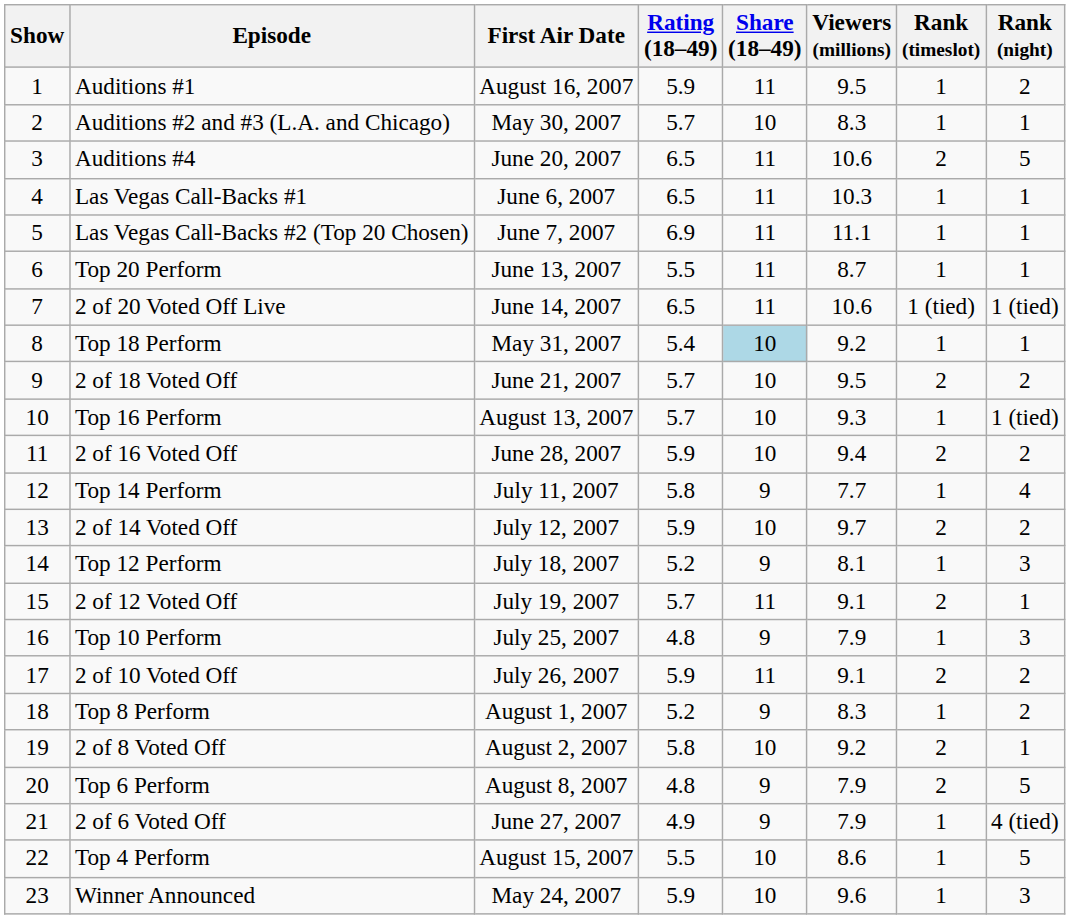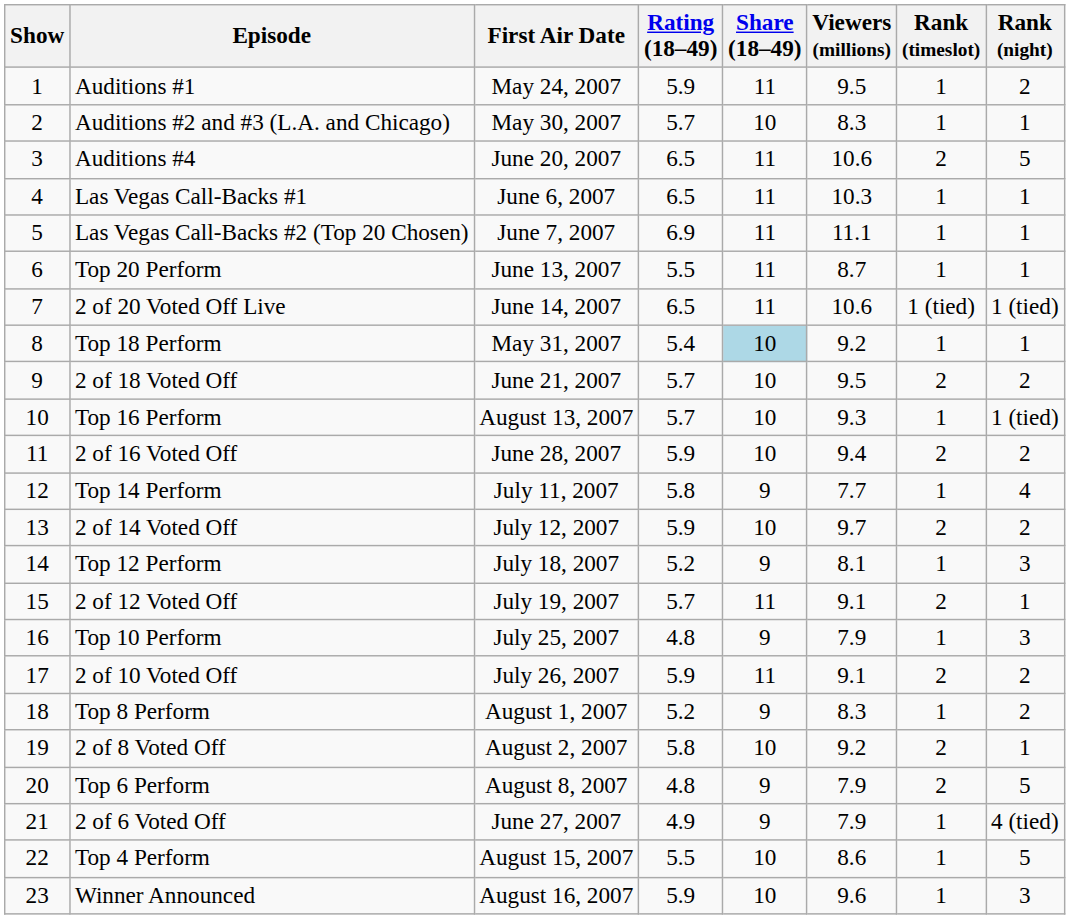(556, 85) August 16, 2007 -> (556, 85) May 24, 2007
(556, 895) May 24, 2007 -> (556, 895) August 16, 2007
